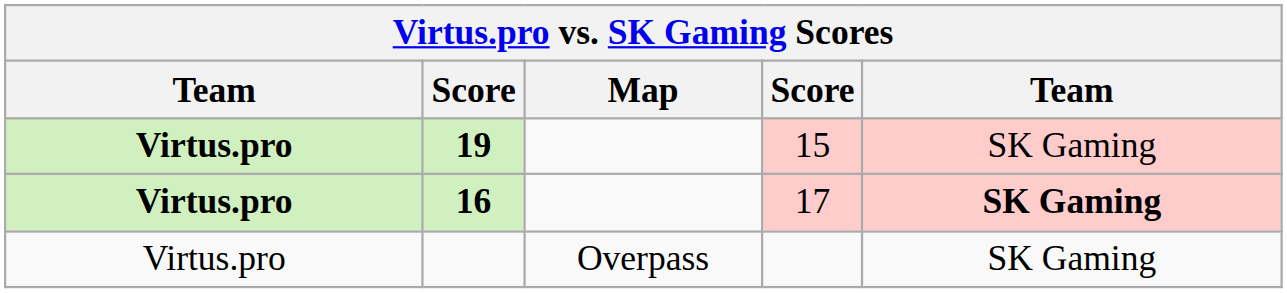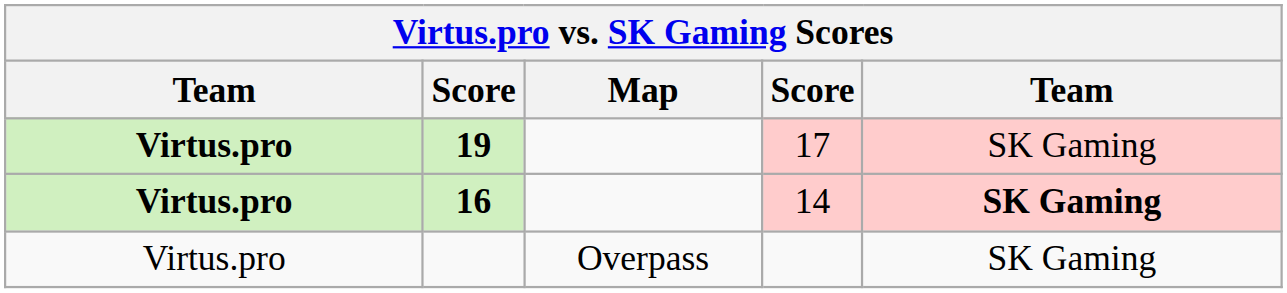(812, 145) 15 -> (812, 145) 17
(812, 201) 17 -> (812, 201) 14
